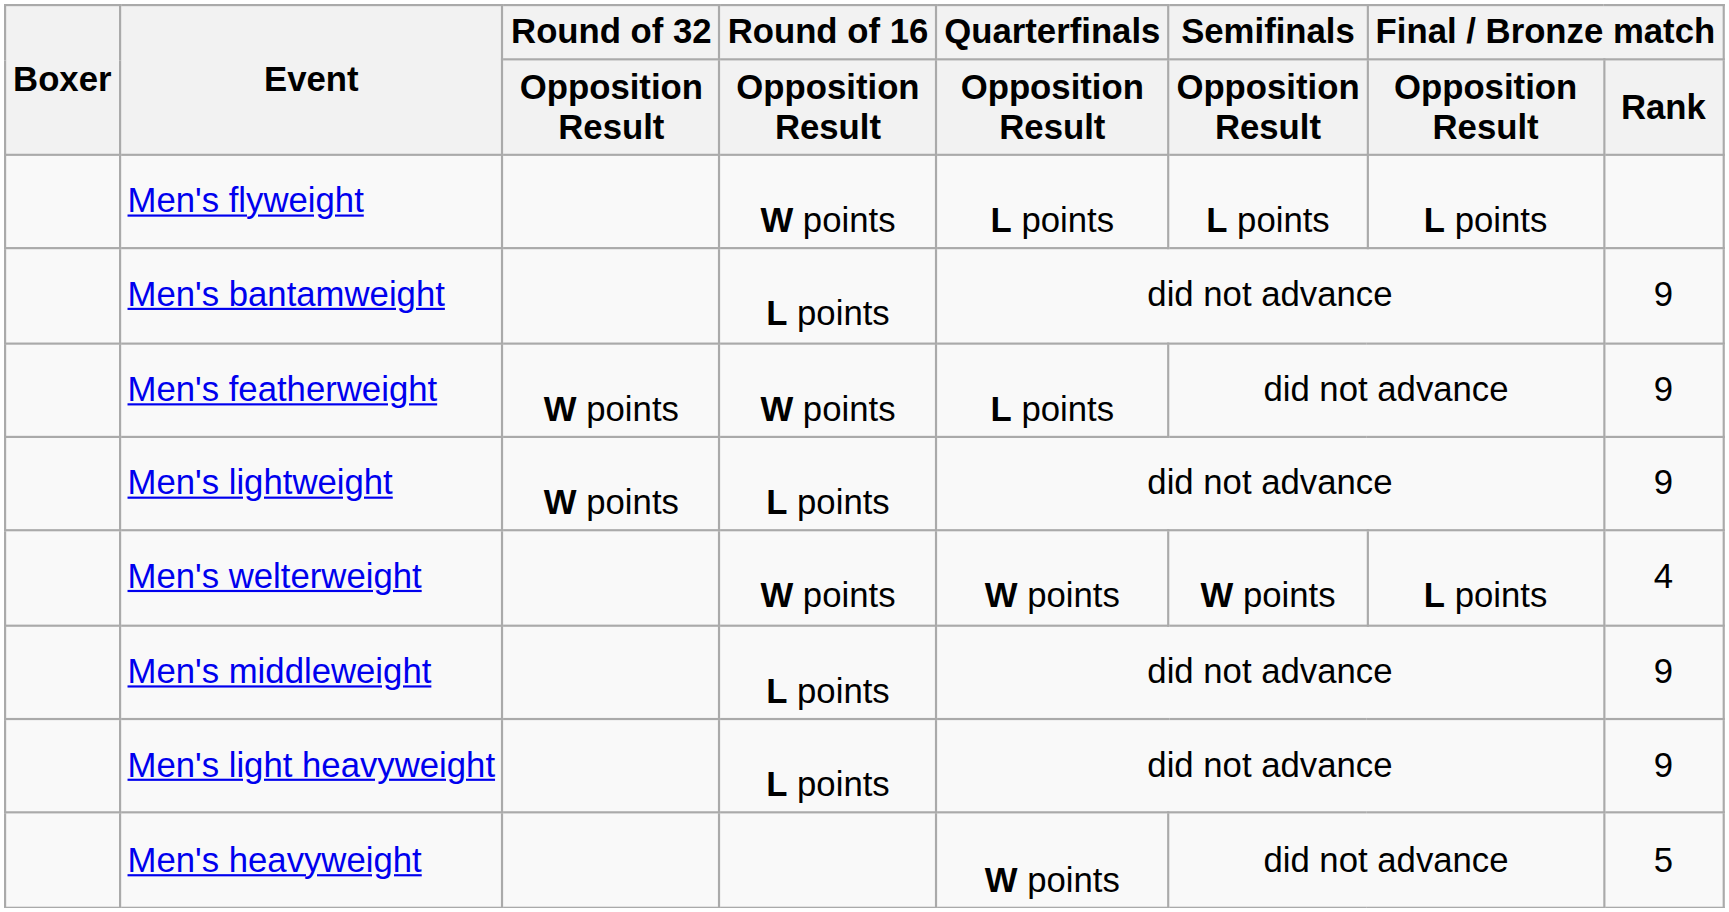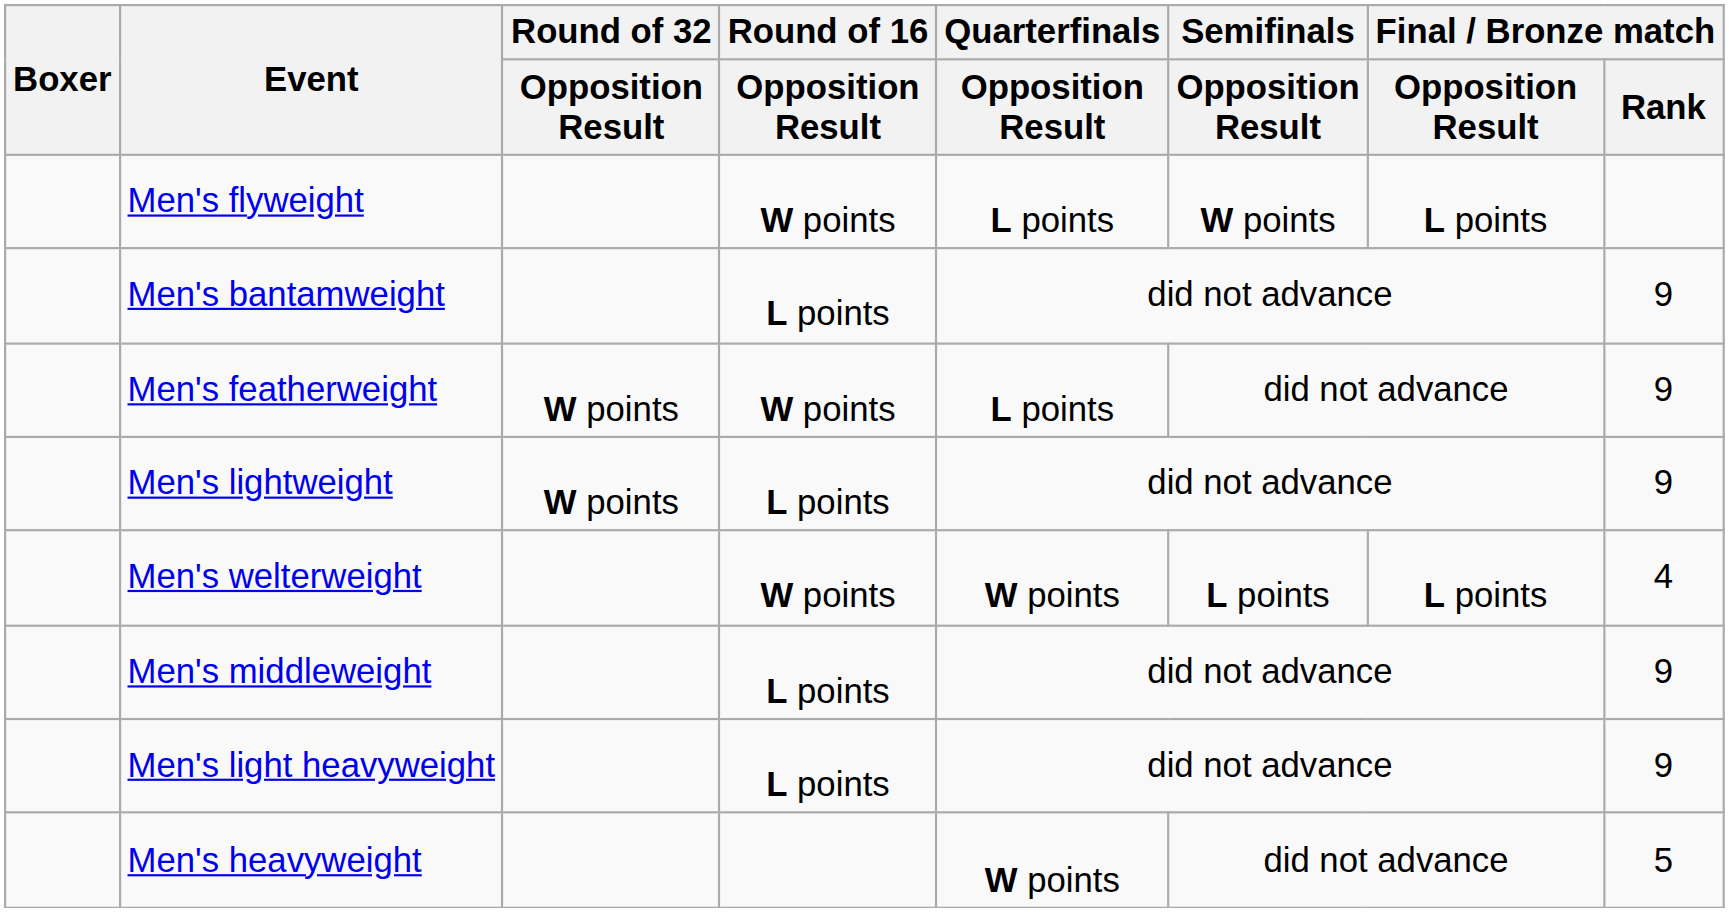(1268, 220) L points -> (1268, 220) W points
(1268, 596) W points -> (1268, 596) L points
